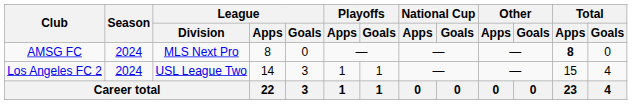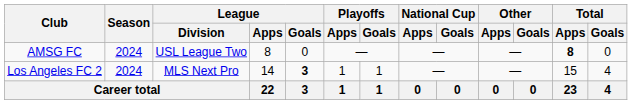(201, 52) MLS Next Pro -> (201, 52) USL League Two
(201, 71) USL League Two -> (201, 71) MLS Next Pro
(305, 71) normal -> (305, 71) bold
